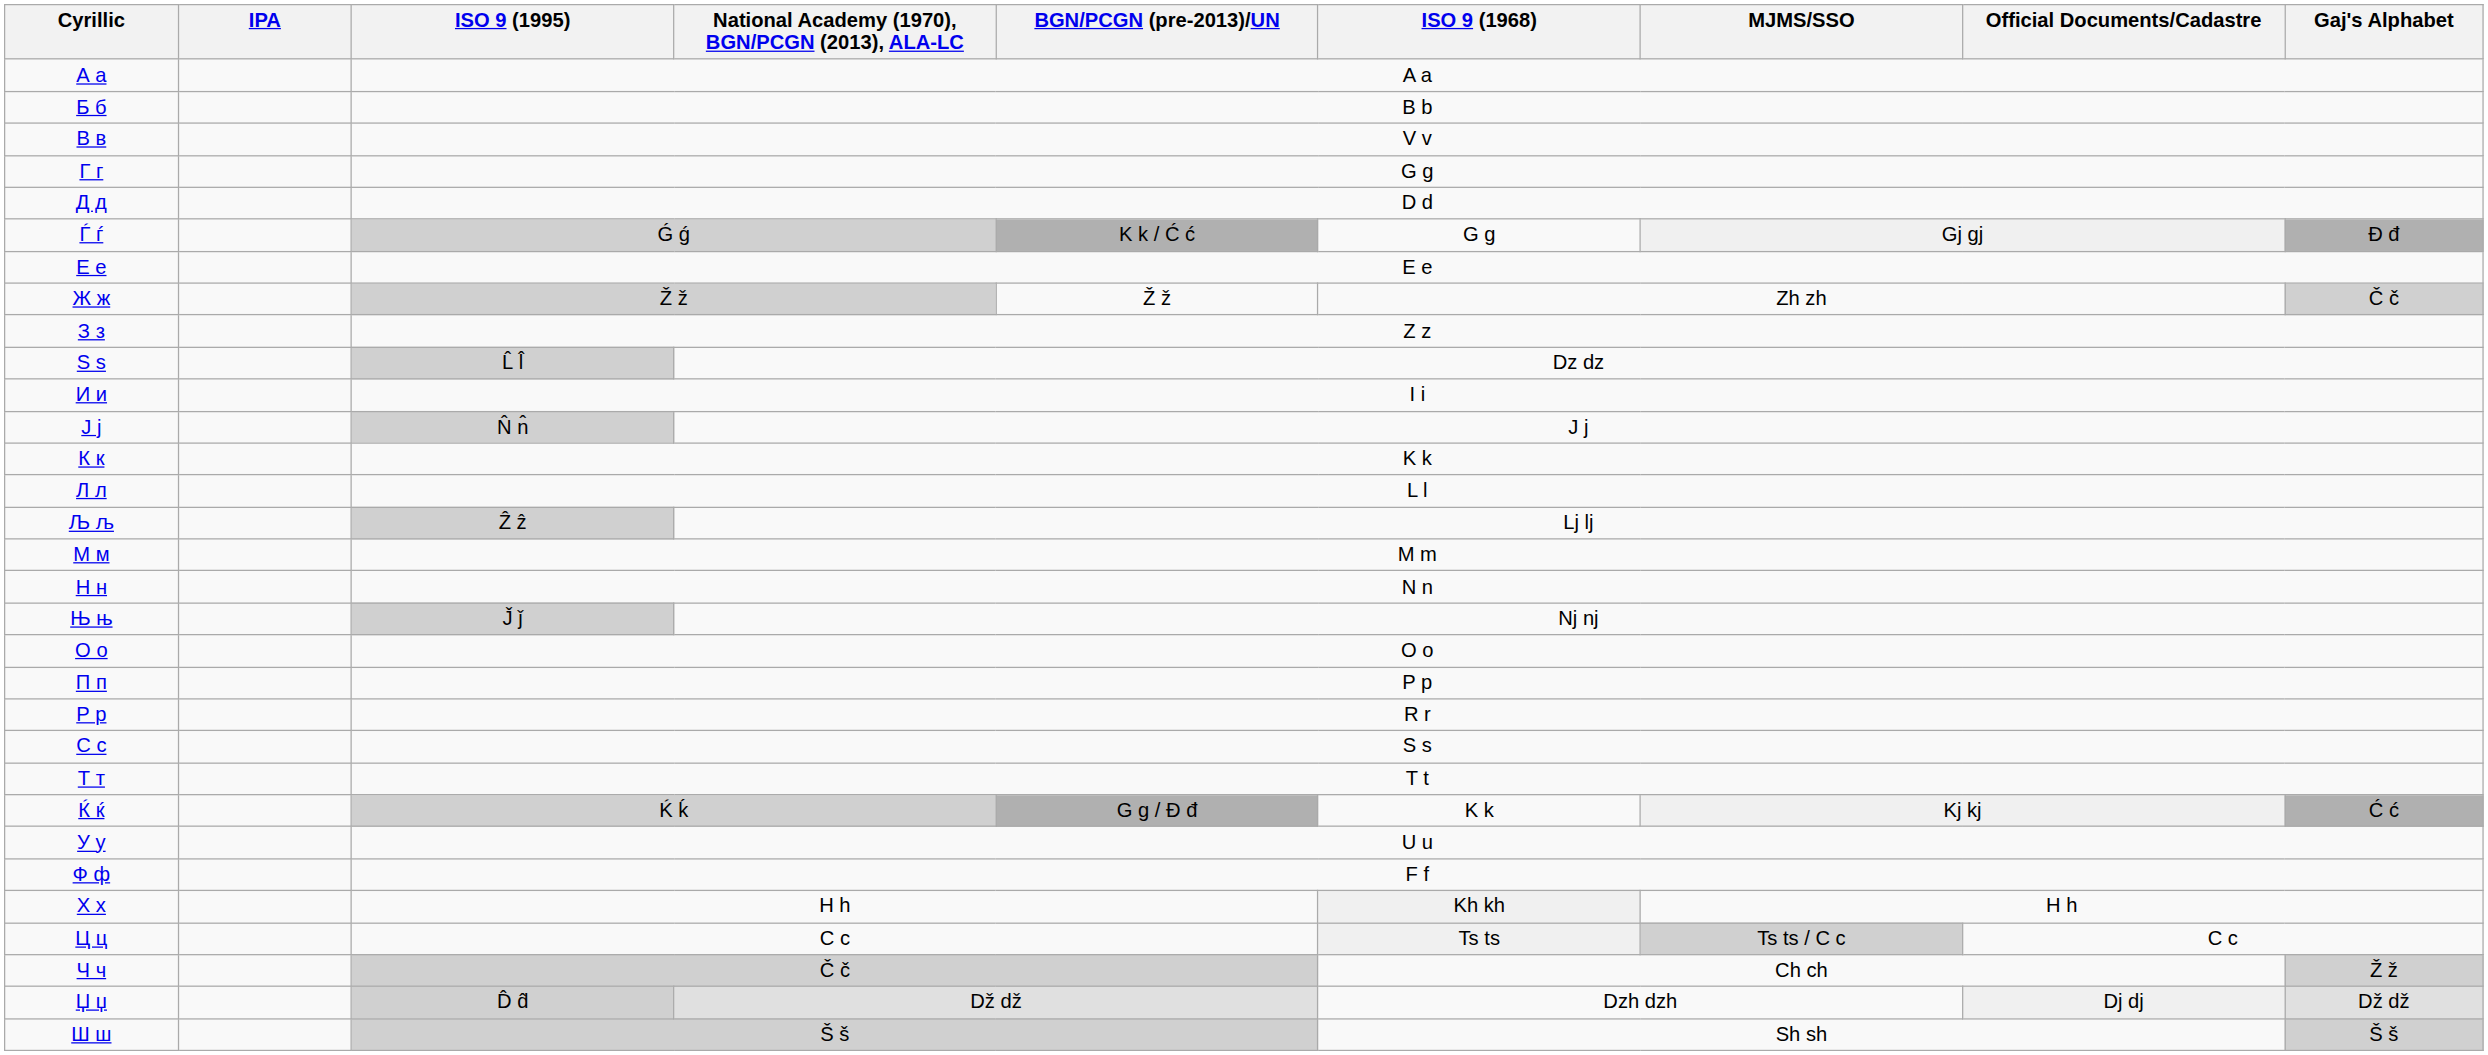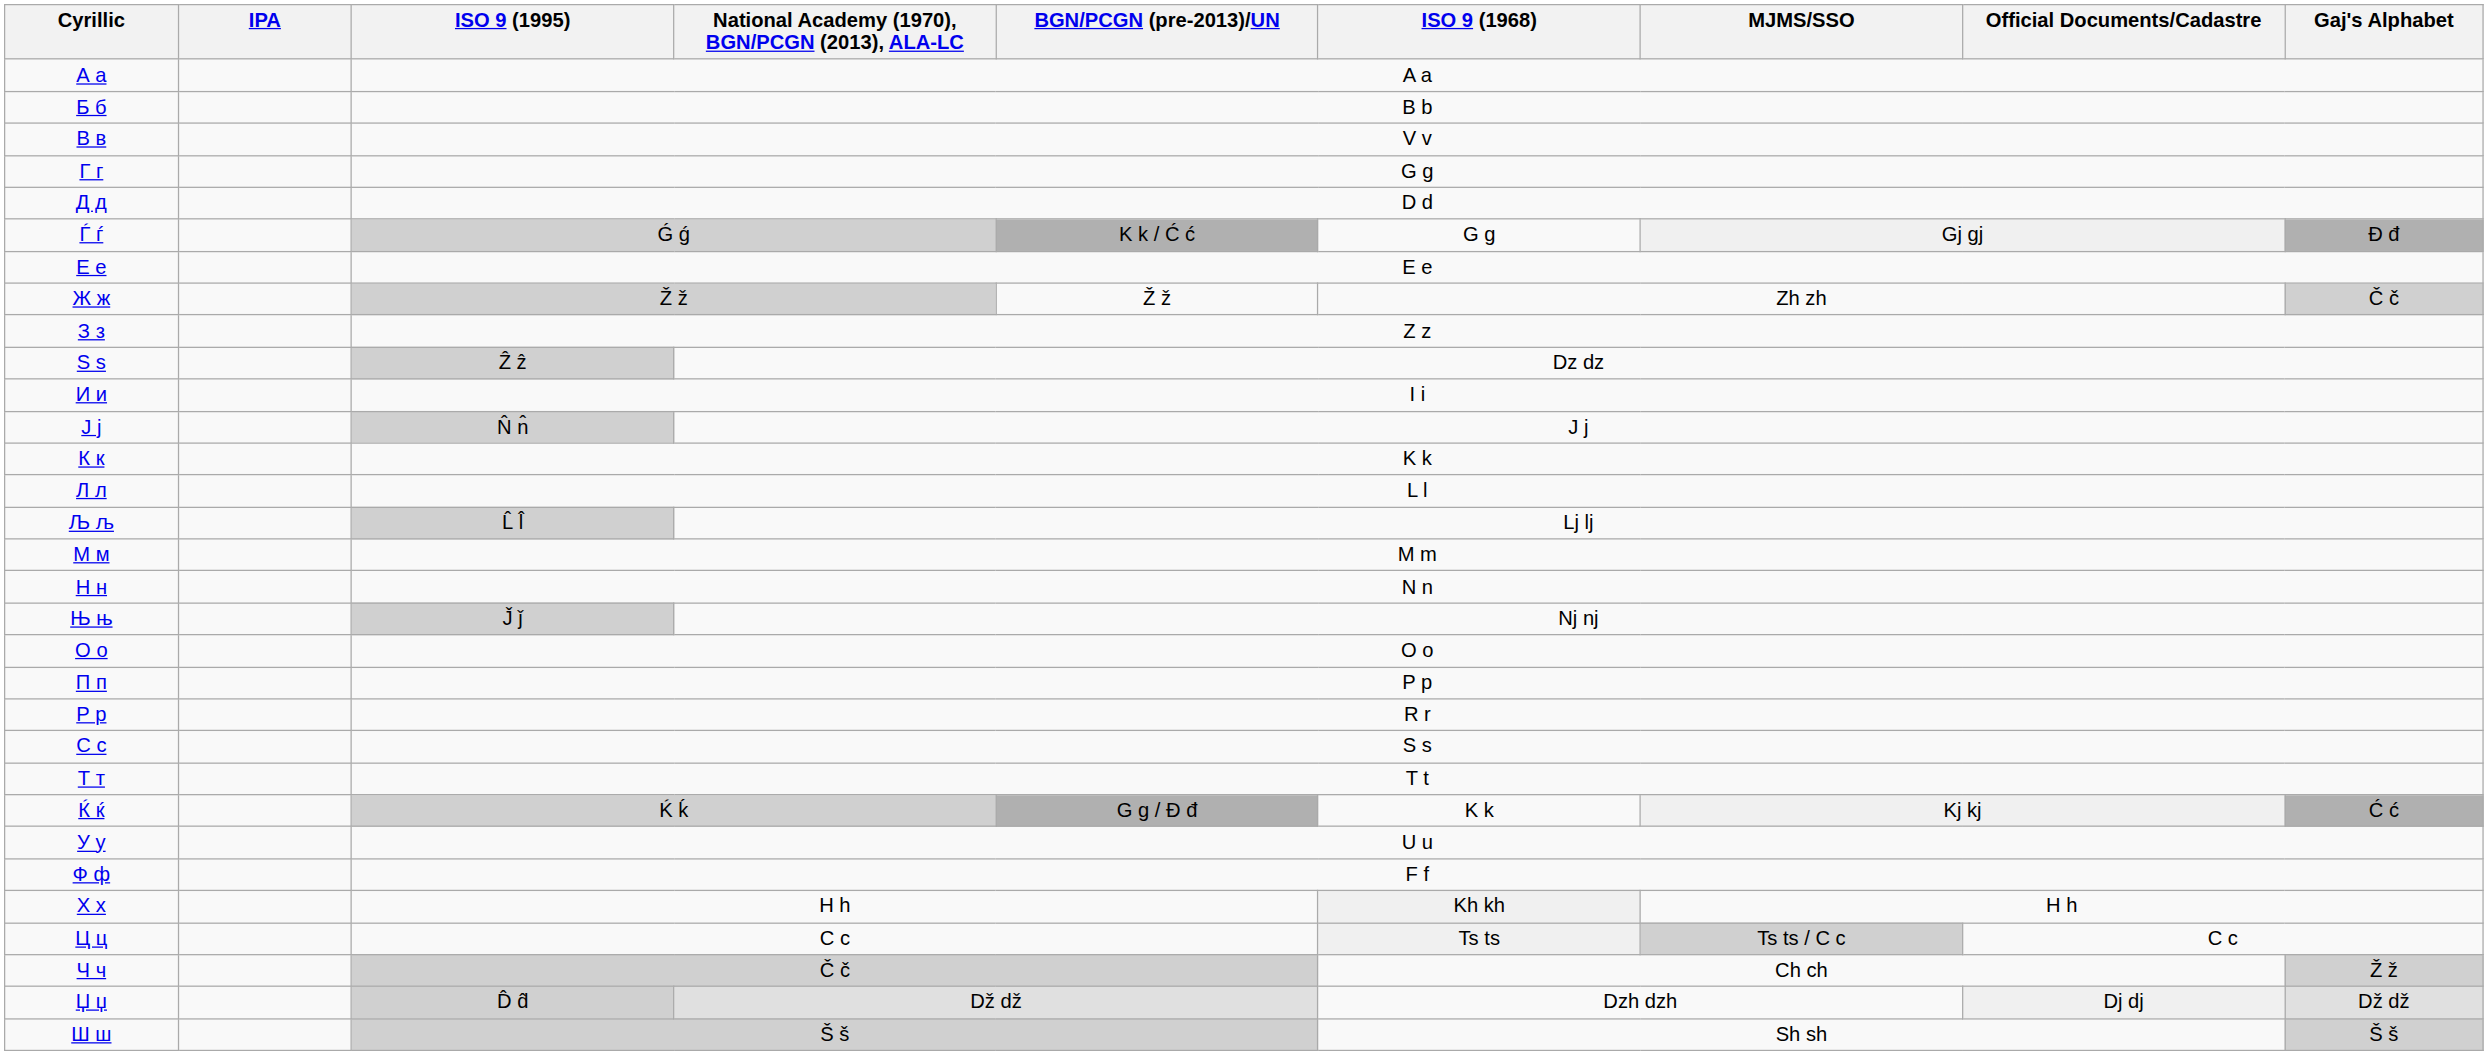(513, 362) L̂ l̂ -> (513, 362) Ẑ ẑ
(513, 522) Ẑ ẑ -> (513, 522) L̂ l̂
